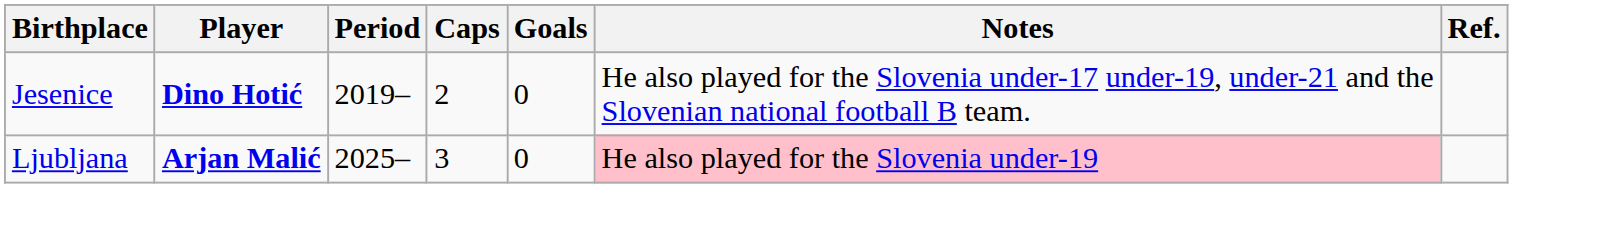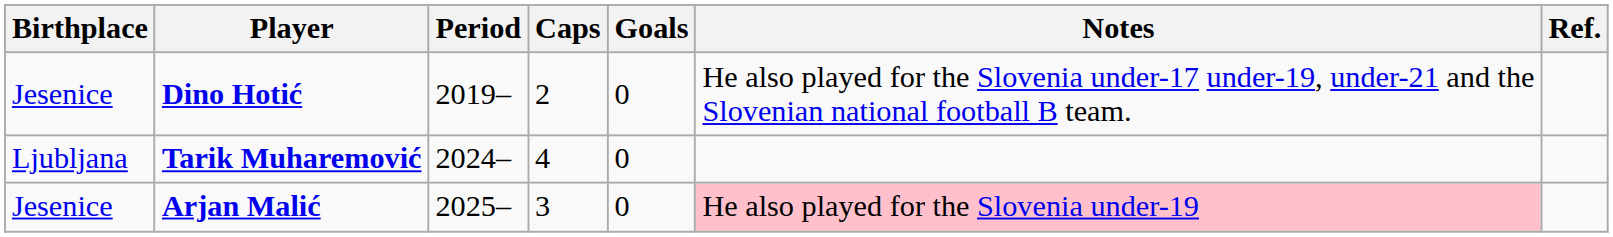+ row: (292, 158)
(70, 158) Ljubljana -> (62, 206) Jesenice
